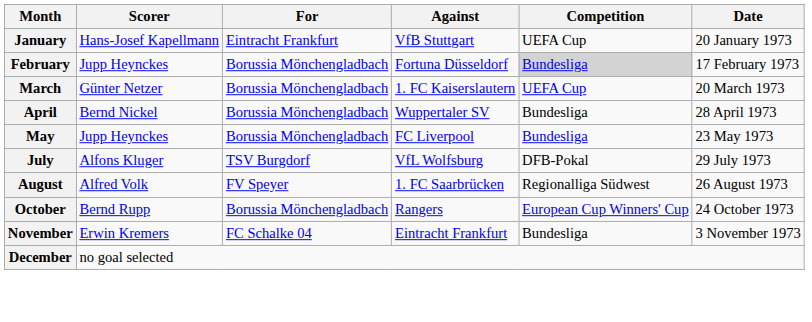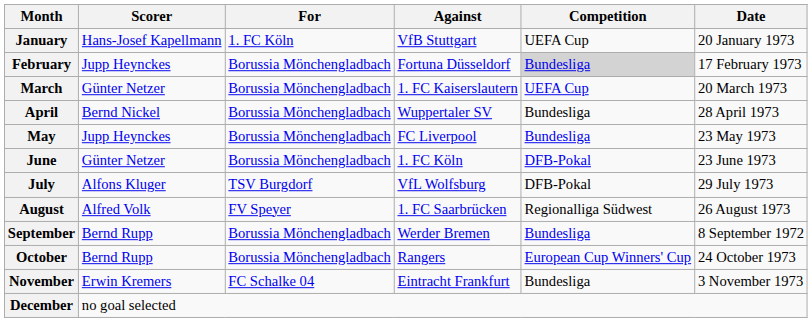(282, 40) Eintracht Frankfurt -> (261, 40) 1. FC Köln
+ row: (41, 161)
+ row: (41, 233)
